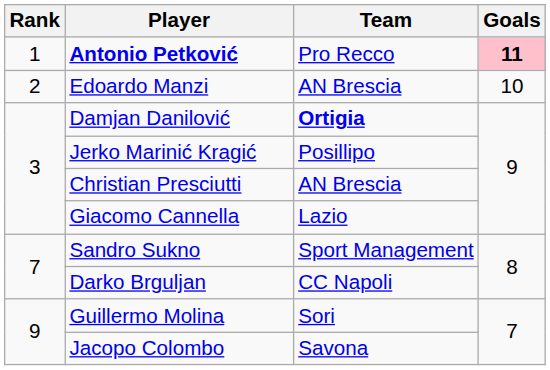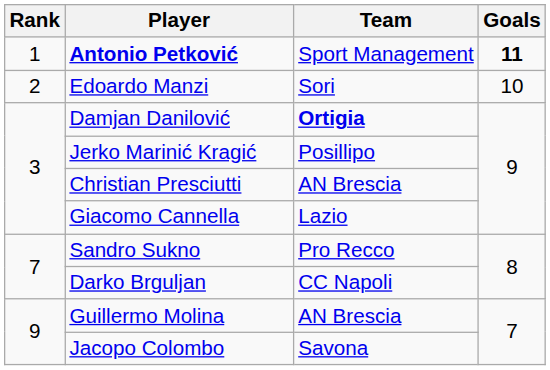(346, 53) Pro Recco -> (386, 53) Sport Management
(512, 53) pink background -> (512, 53) no background
(350, 86) AN Brescia -> (317, 86) Sori
(386, 250) Sport Management -> (346, 250) Pro Recco
(317, 315) Sori -> (350, 315) AN Brescia
